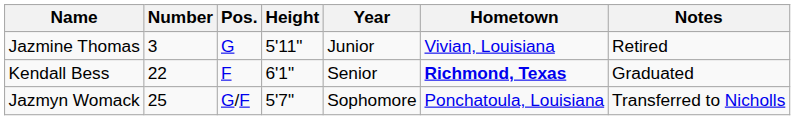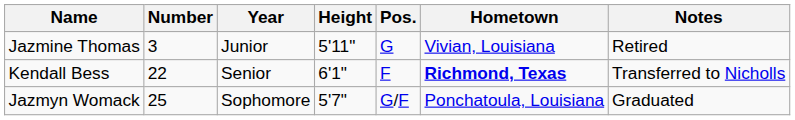columns swapped: (239, 18) <-> (372, 18)
(653, 73) Graduated -> (699, 73) Transferred to Nicholls
(699, 100) Transferred to Nicholls -> (653, 100) Graduated
